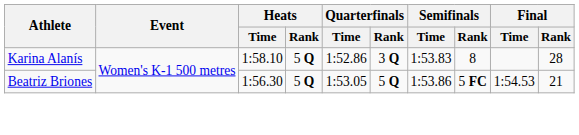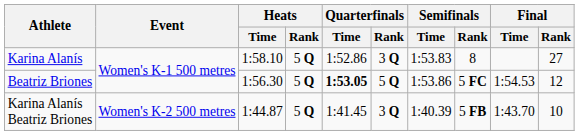(556, 59) 28 -> (556, 59) 27
(346, 81) normal -> (346, 81) bold
(556, 81) 21 -> (556, 81) 12
+ row: (50, 112)
